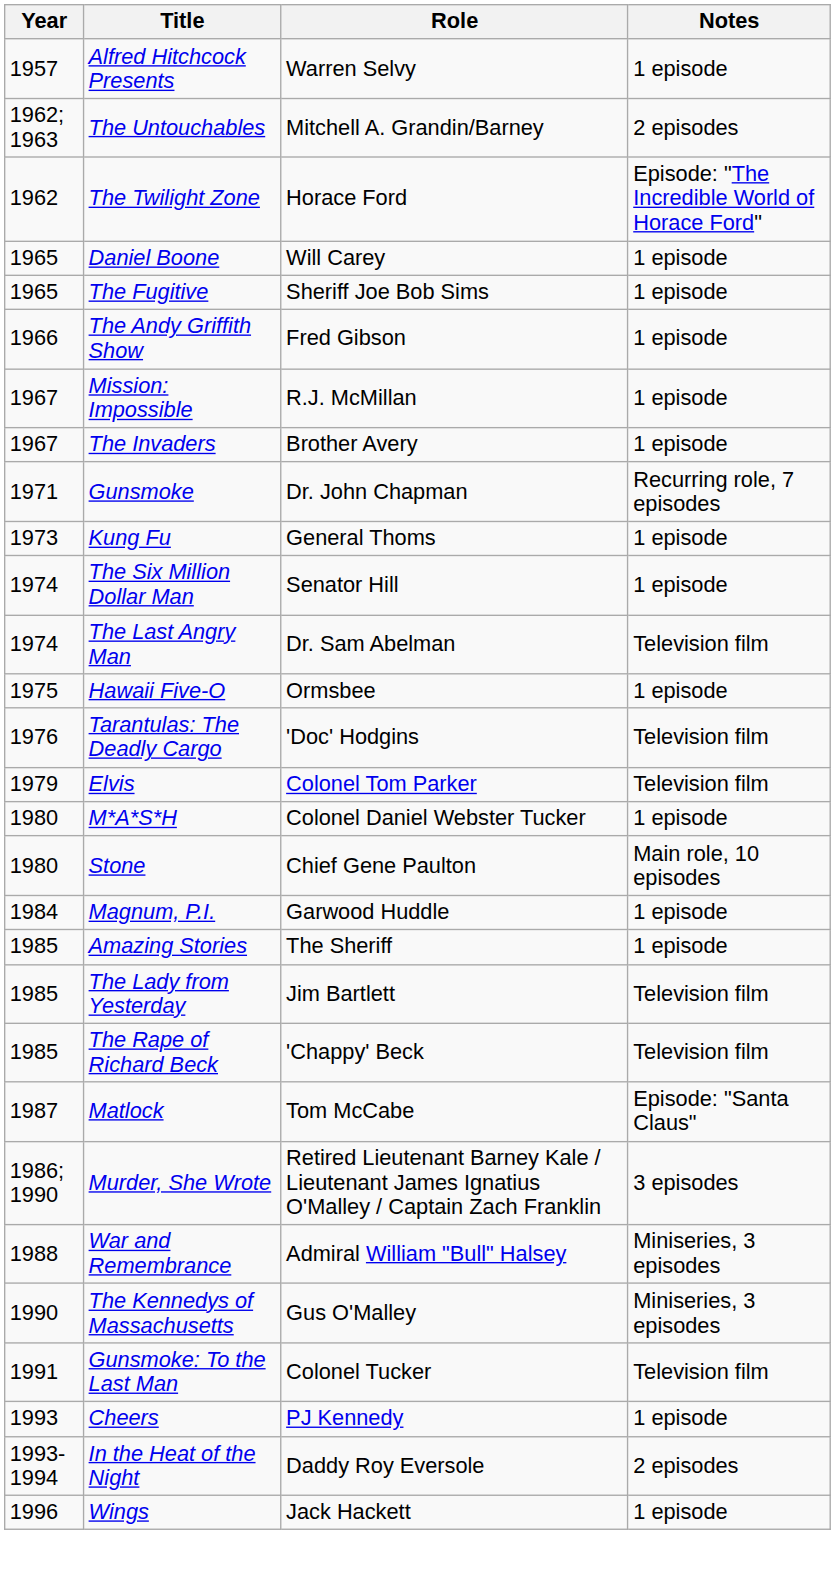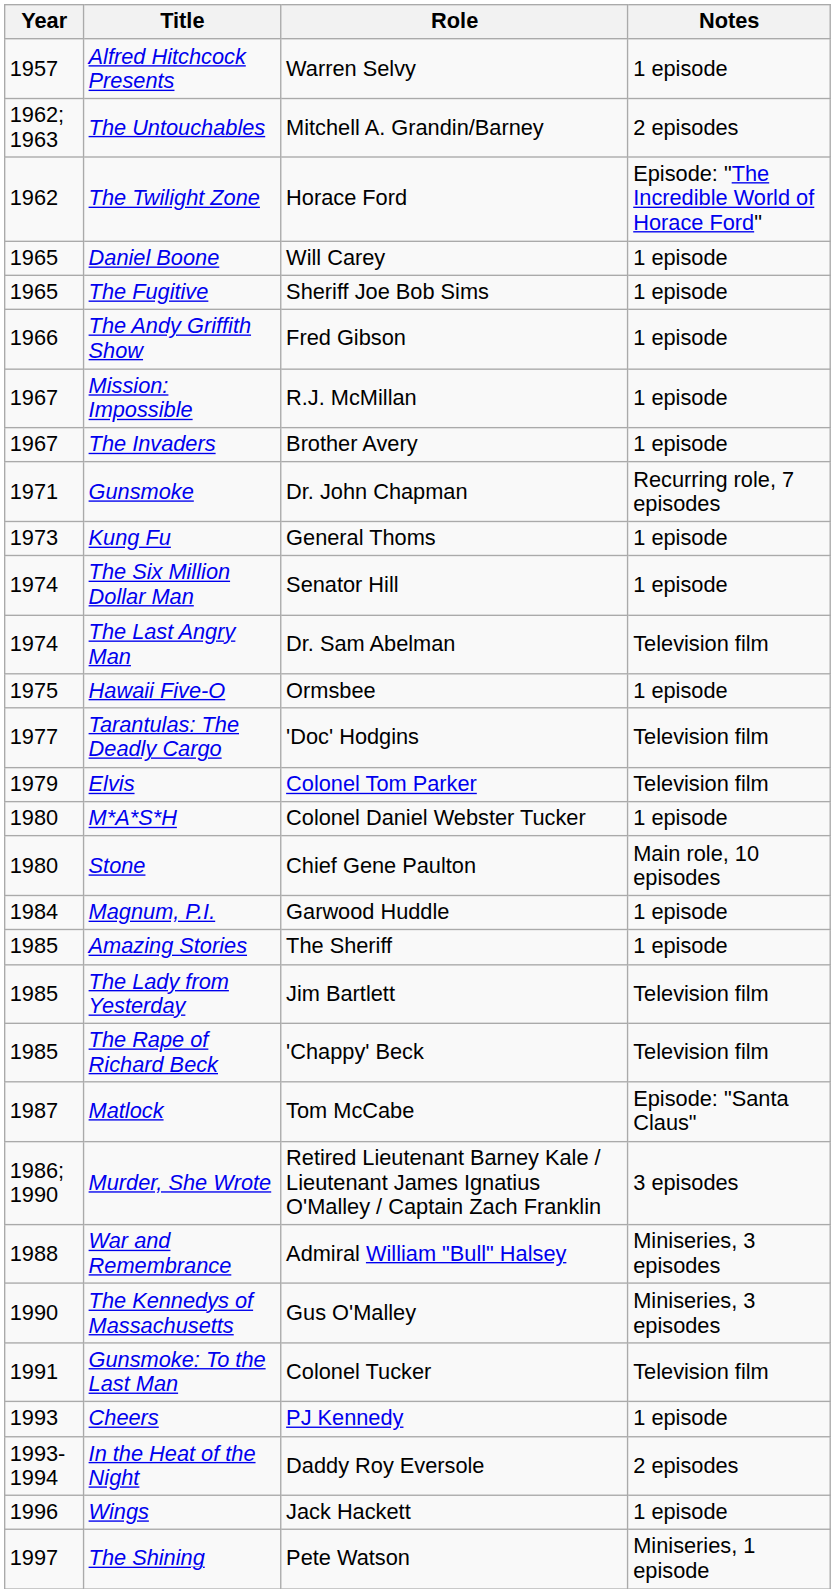(34, 737) 1976 -> (34, 737) 1977
+ row: (147, 1558)
